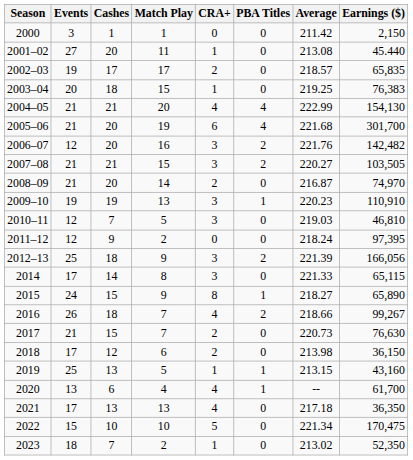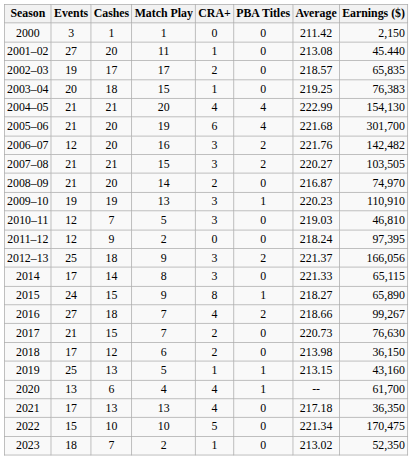(316, 257) 221.39 -> (316, 257) 221.37
(71, 314) 26 -> (71, 314) 27
